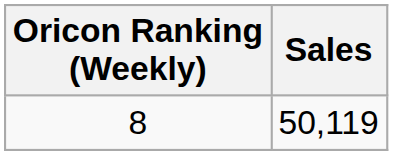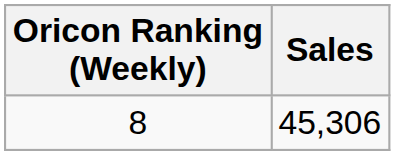(329, 122) 50,119 -> (330, 122) 45,306
